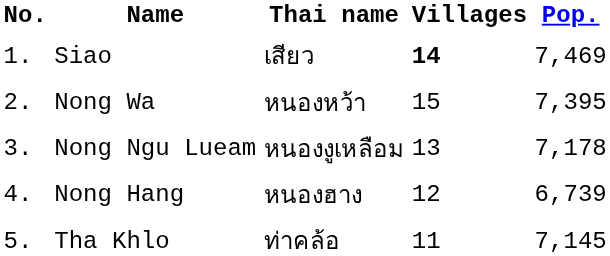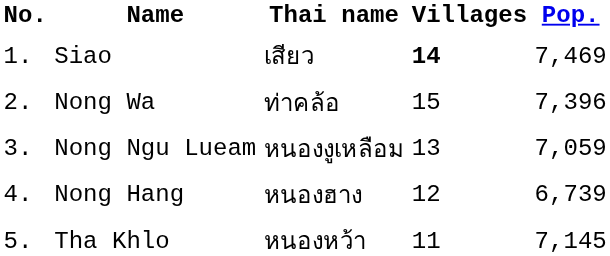(315, 104) หนองหว้า -> (302, 104) ท่าคล้อ
(571, 102) 7,395 -> (571, 102) 7,396
(571, 149) 7,178 -> (571, 149) 7,059
(302, 243) ท่าคล้อ -> (315, 243) หนองหว้า
